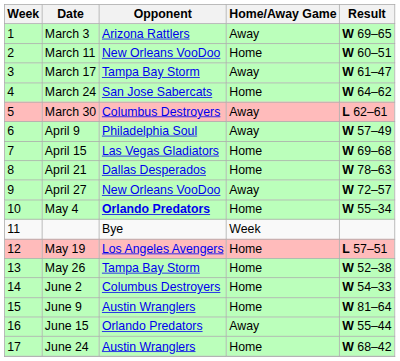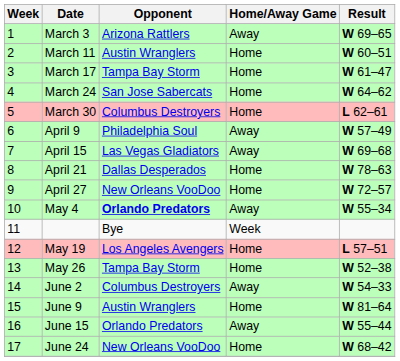(161, 53) New Orleans VooDoo -> (149, 53) Austin Wranglers
(244, 72) Away -> (246, 72) Home
(244, 111) Away -> (246, 111) Home
(246, 151) Home -> (244, 151) Away
(244, 190) Away -> (246, 190) Home
(246, 209) Home -> (244, 209) Away
(246, 287) Home -> (244, 287) Away
(149, 346) Austin Wranglers -> (161, 346) New Orleans VooDoo
